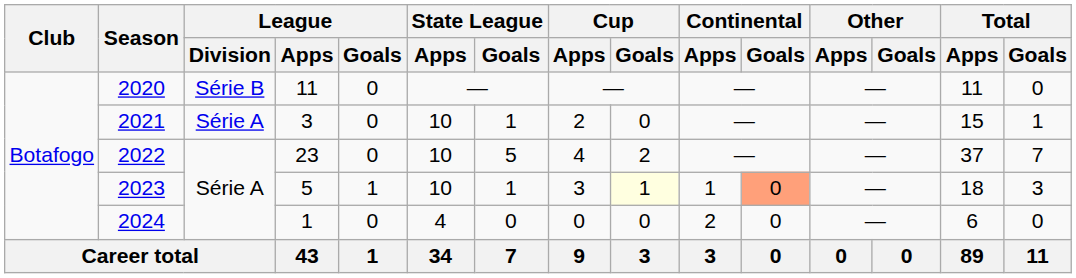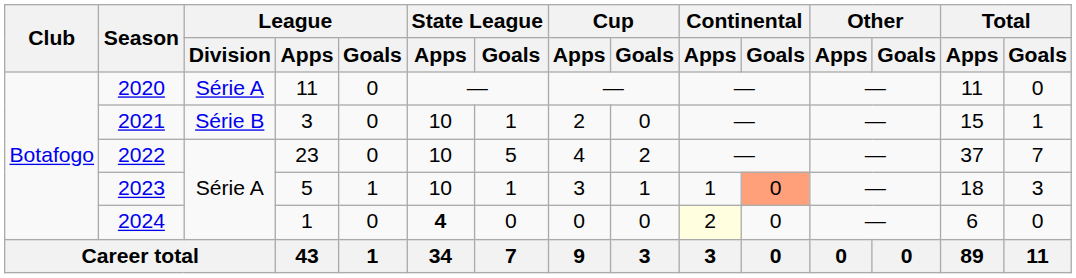(230, 88) Série B -> (230, 88) Série A
(230, 121) Série A -> (230, 121) Série B
(645, 188) lightyellow background -> (645, 188) no background
(440, 222) normal -> (440, 222) bold
(710, 222) no background -> (710, 222) lightyellow background
